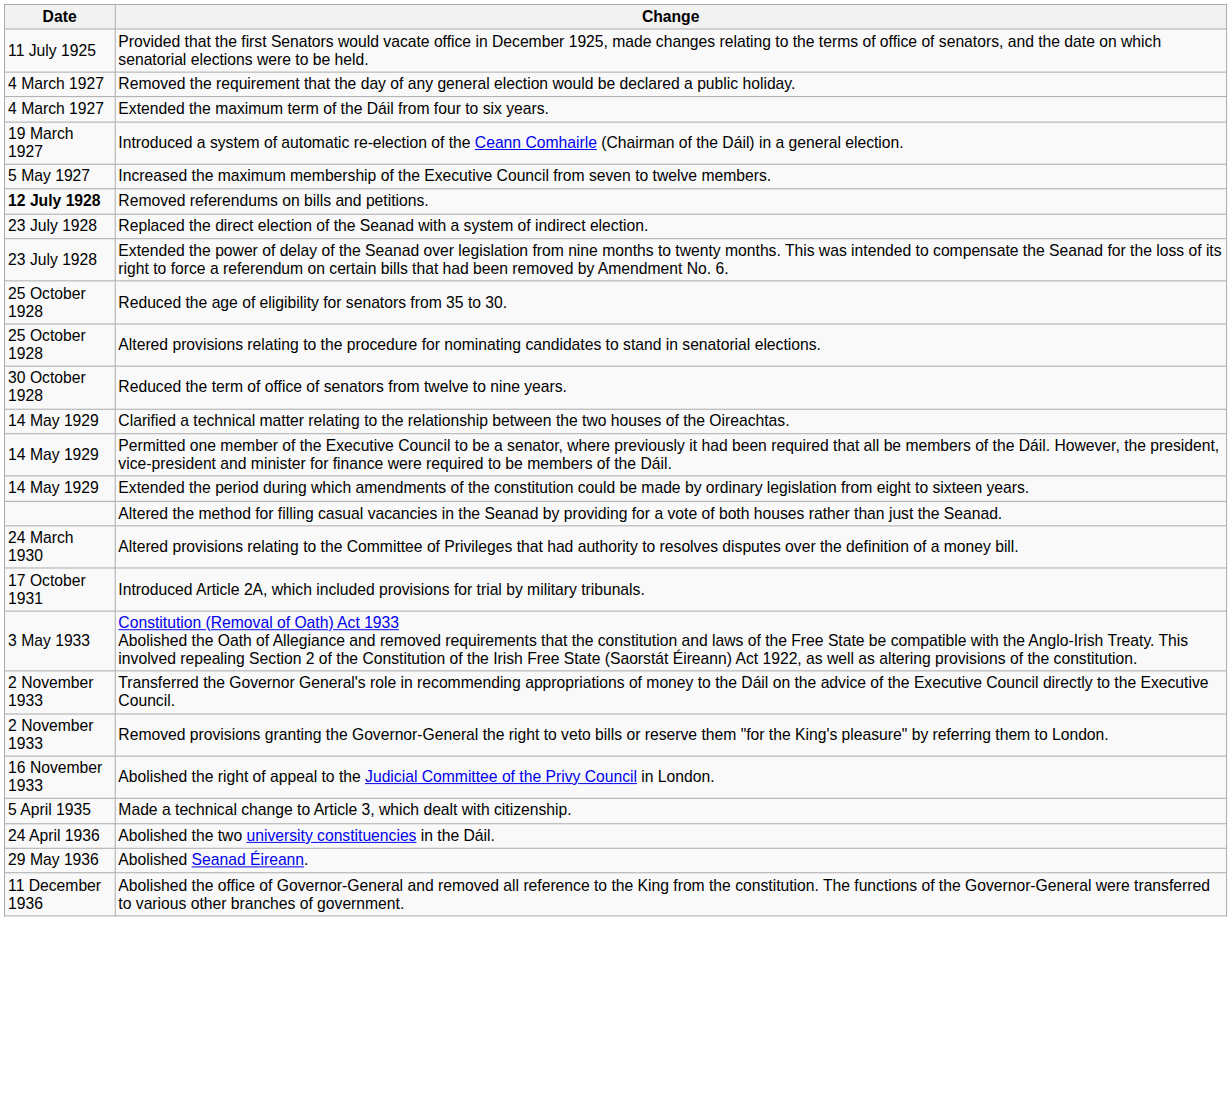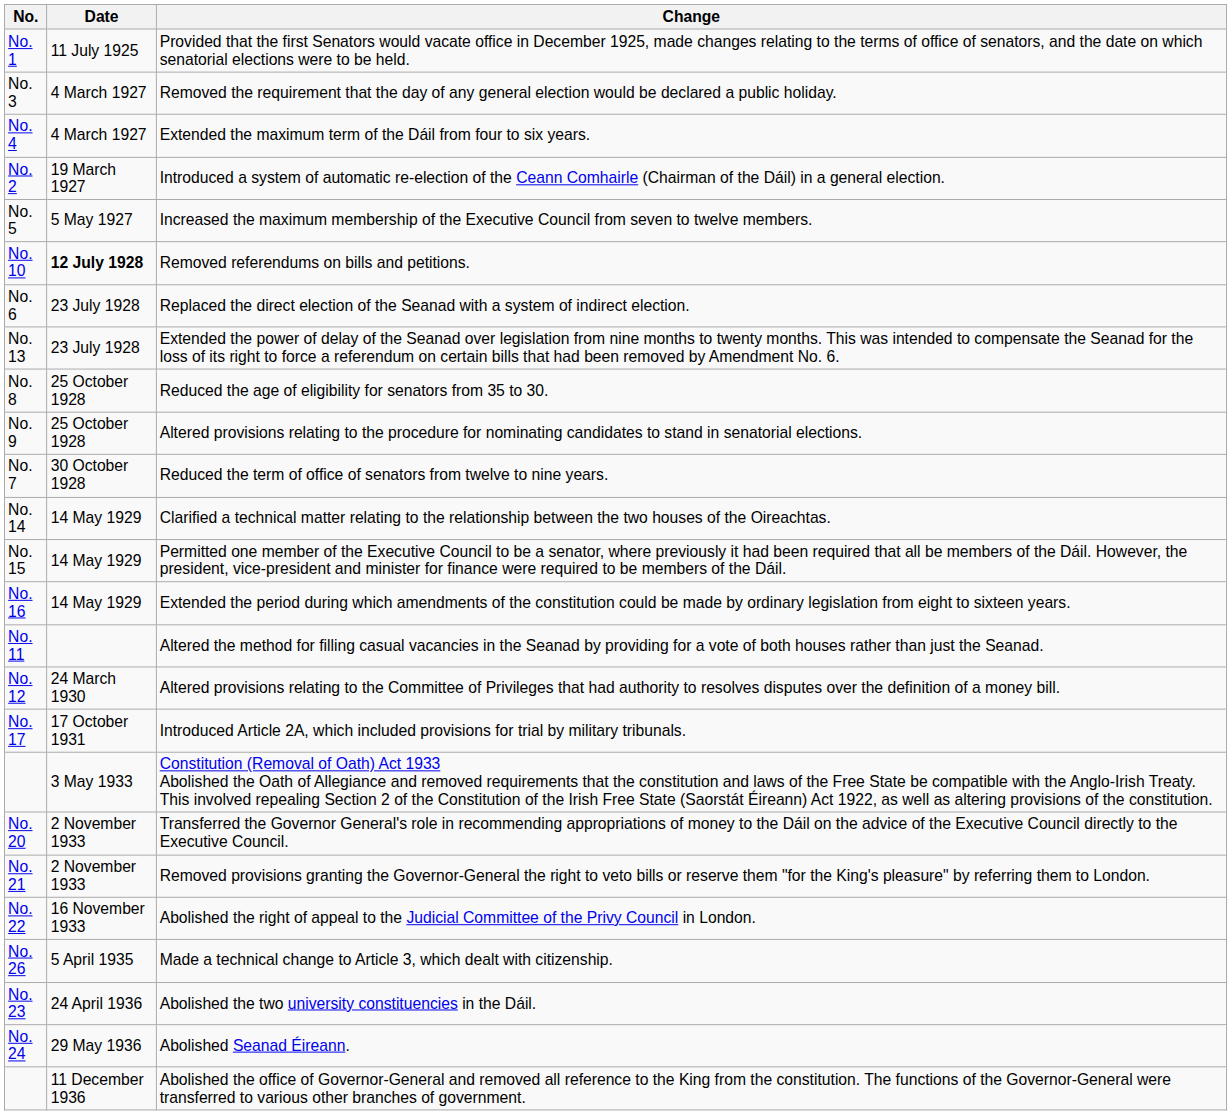+ column: (26, 16)
